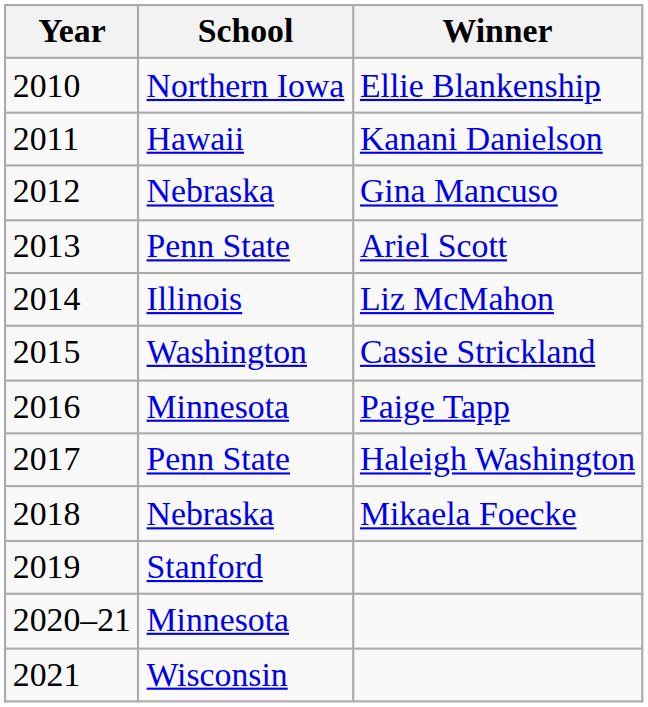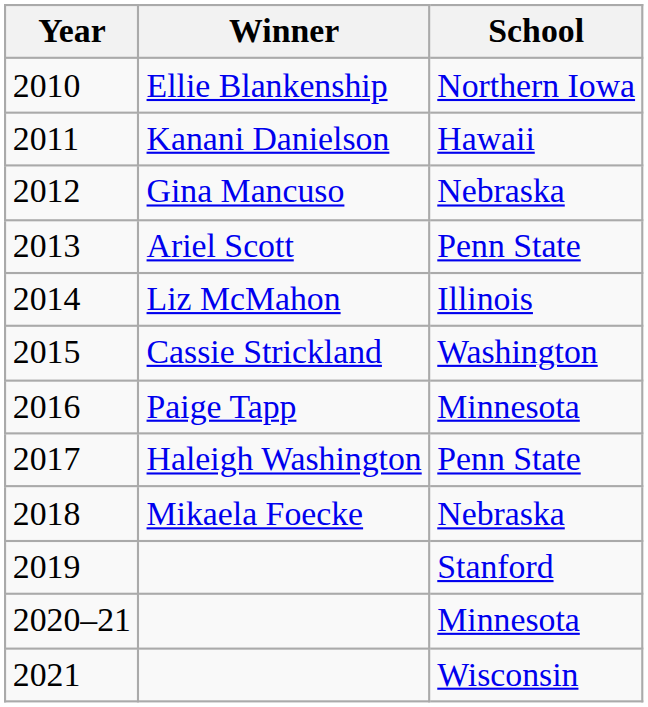columns swapped: (498, 31) <-> (245, 31)
